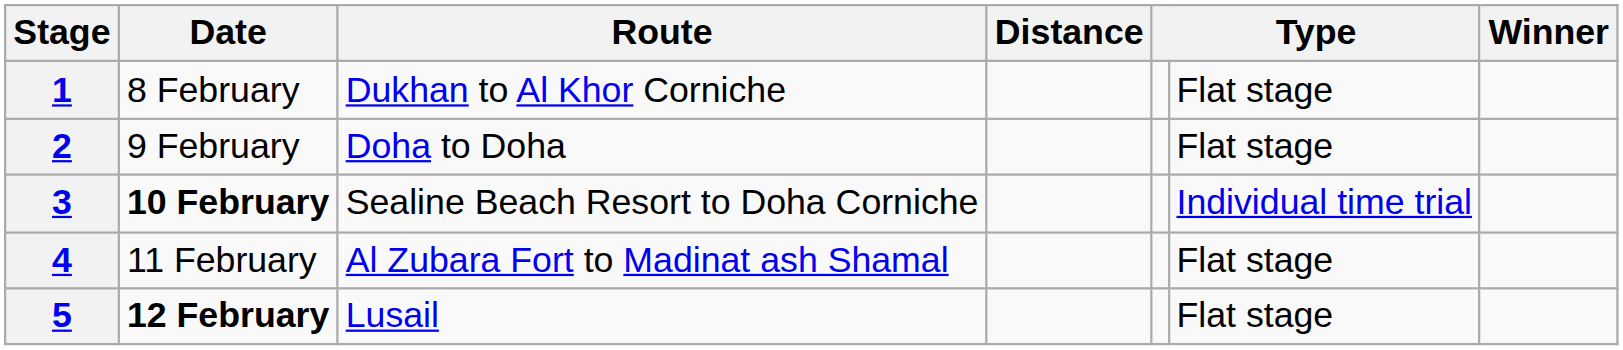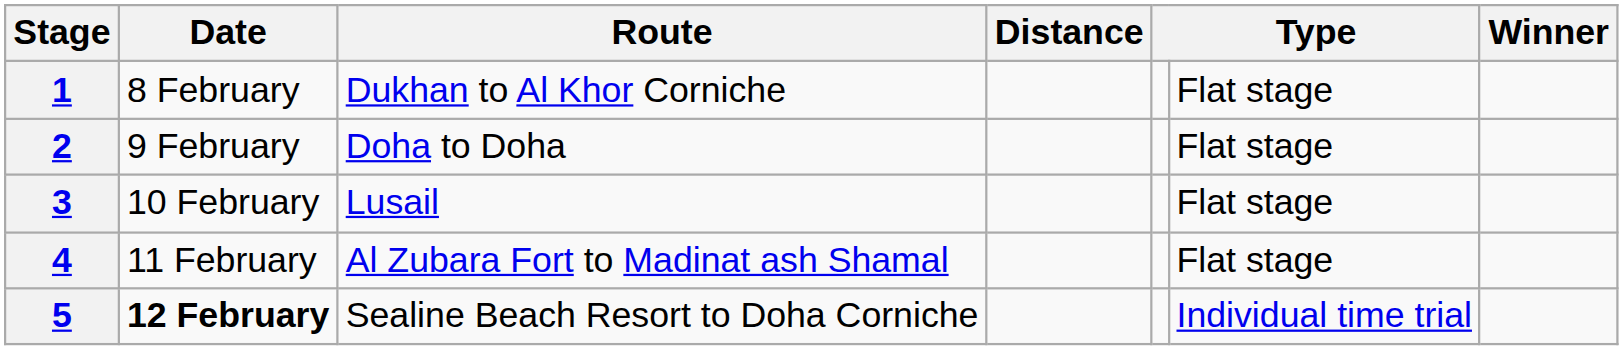(228, 202) bold -> (223, 202) normal
(662, 202) Sealine Beach Resort to Doha Corniche -> (392, 202) Lusail
(1324, 202) Individual time trial -> (1255, 202) Flat stage
(392, 315) Lusail -> (662, 315) Sealine Beach Resort to Doha Corniche
(1255, 315) Flat stage -> (1324, 315) Individual time trial
